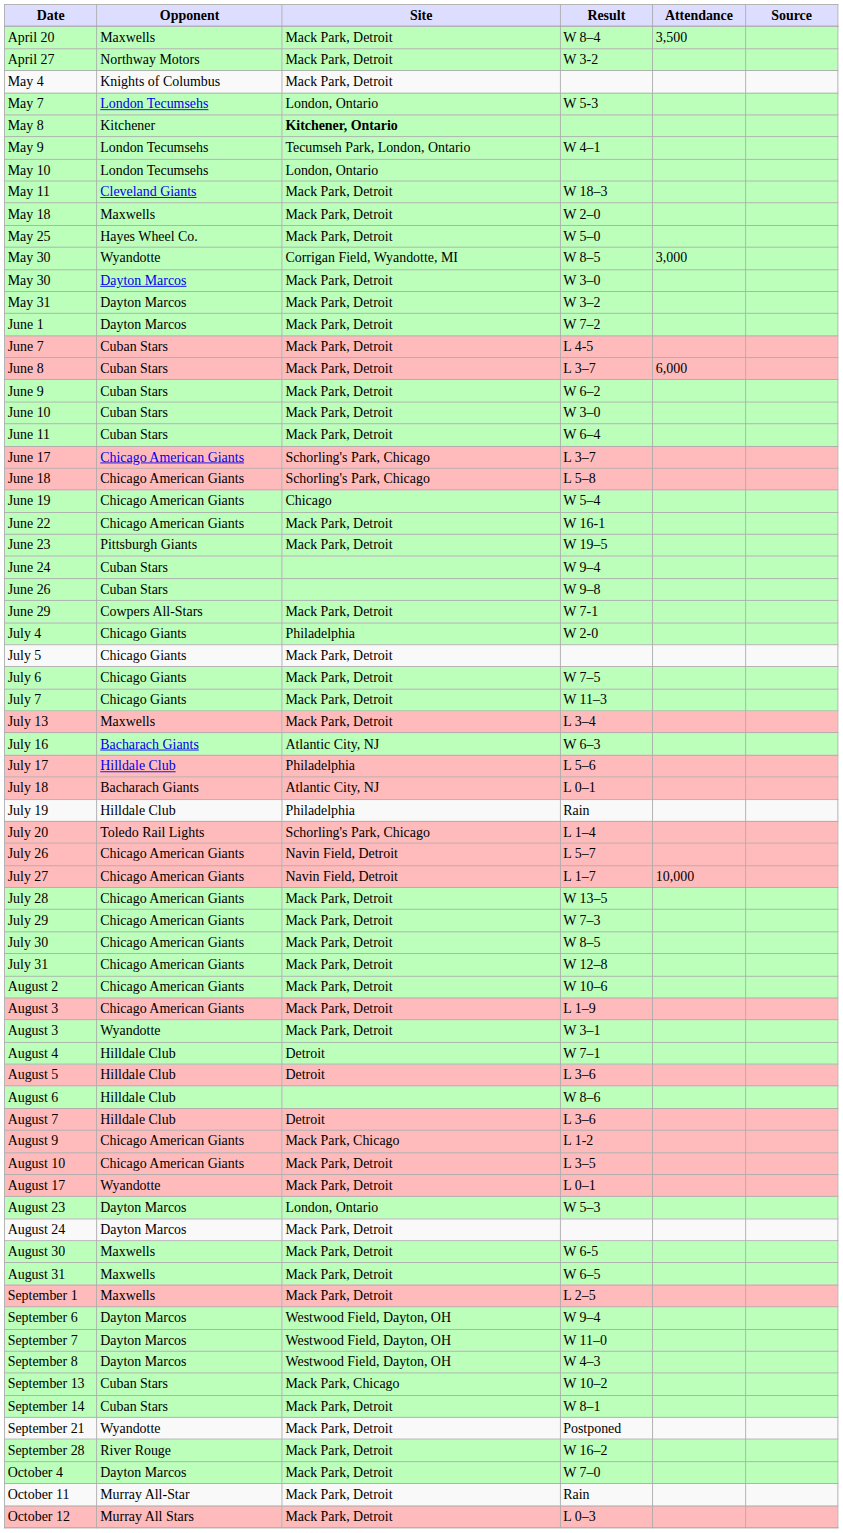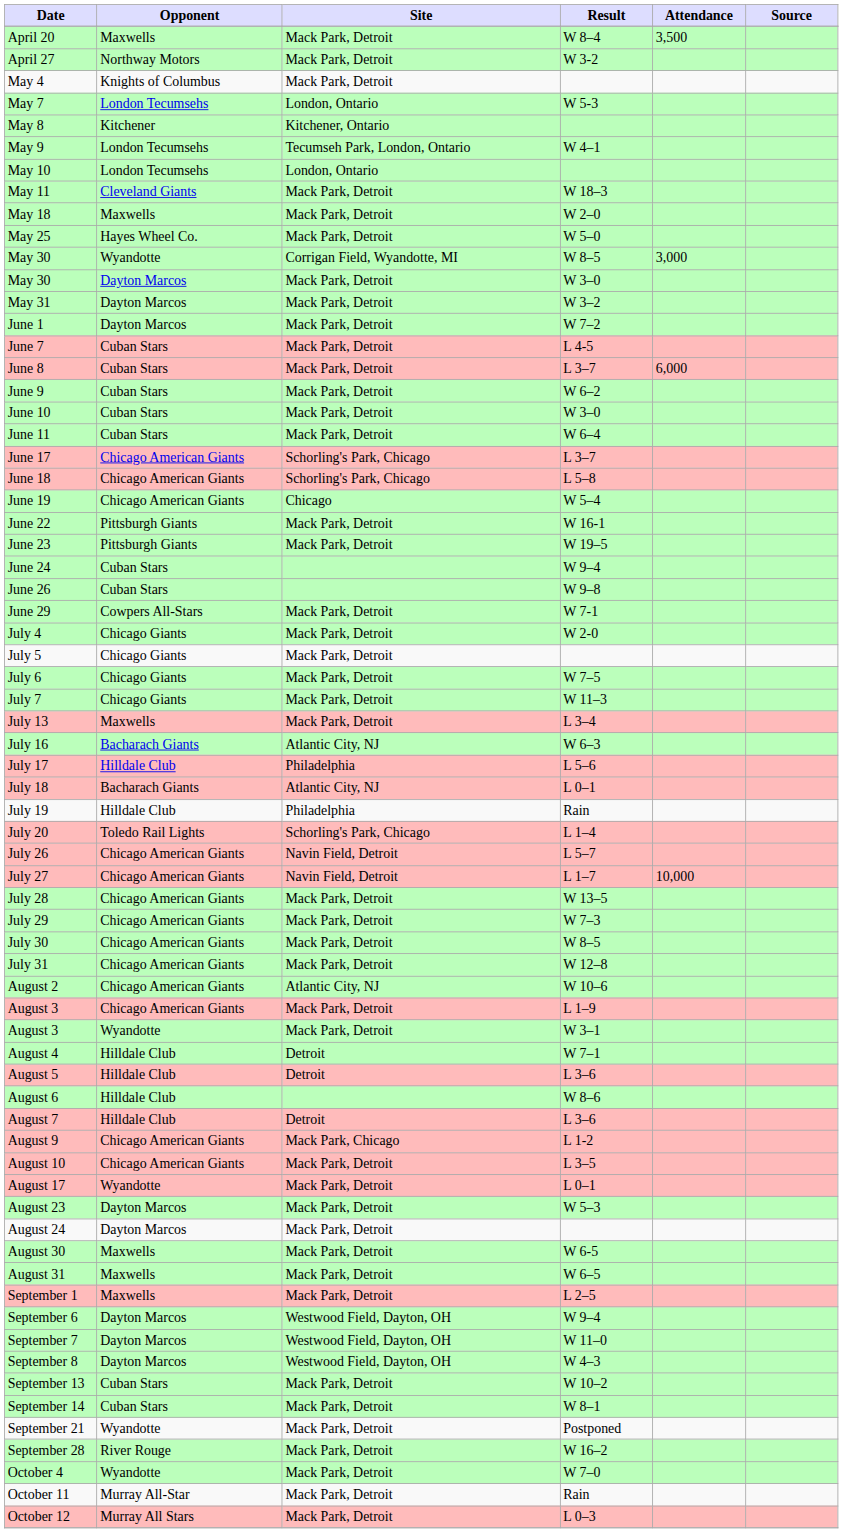(342, 125) bold -> (337, 125) normal
(172, 523) Chicago American Giants -> (149, 523) Pittsburgh Giants
(320, 633) Philadelphia -> (339, 633) Mack Park, Detroit
(339, 986) Mack Park, Detroit -> (332, 986) Atlantic City, NJ
(332, 1207) London, Ontario -> (339, 1207) Mack Park, Detroit
(342, 1384) Mack Park, Chicago -> (339, 1384) Mack Park, Detroit
(143, 1472) Dayton Marcos -> (130, 1472) Wyandotte
